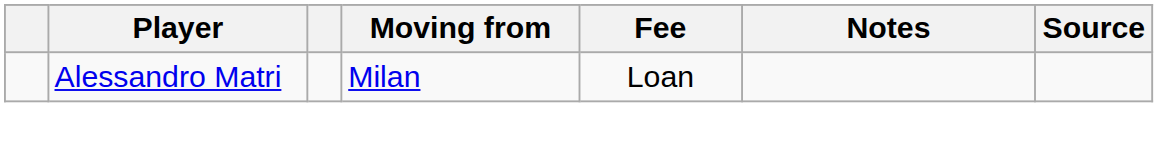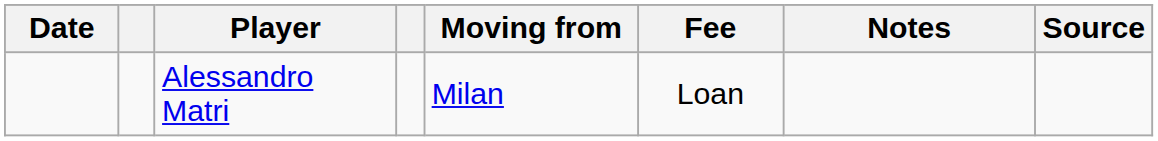+ column: (62, 28)
